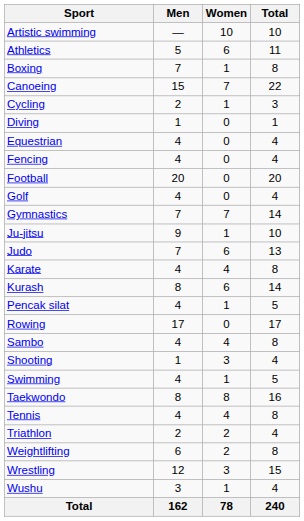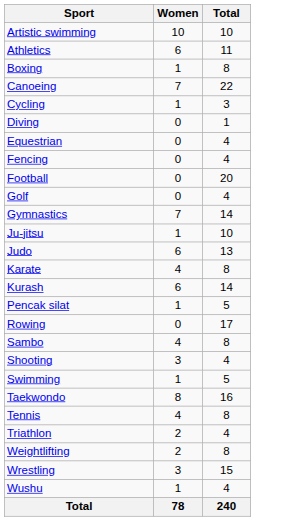- column: (178, 13)
